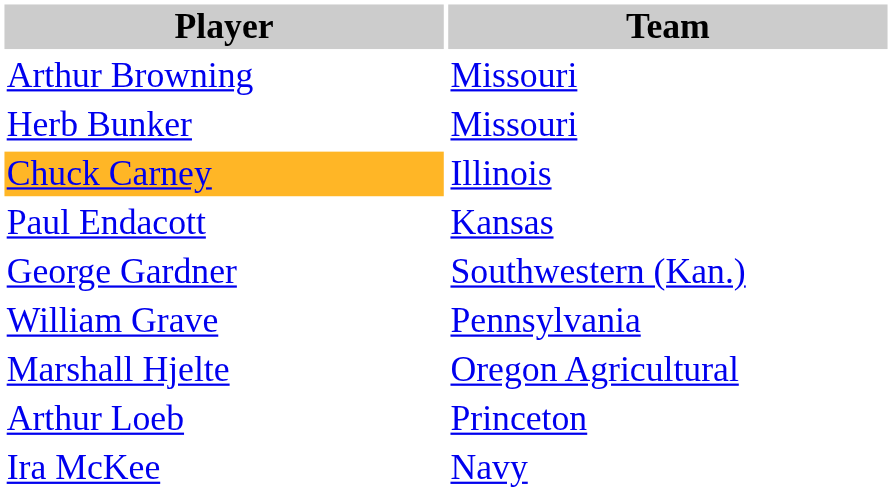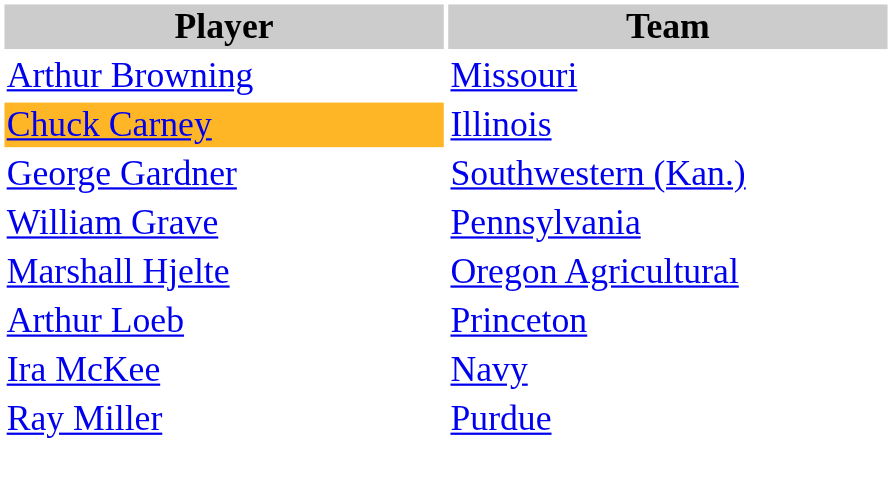- row: (99, 124)
- row: (106, 222)
+ row: (84, 418)
